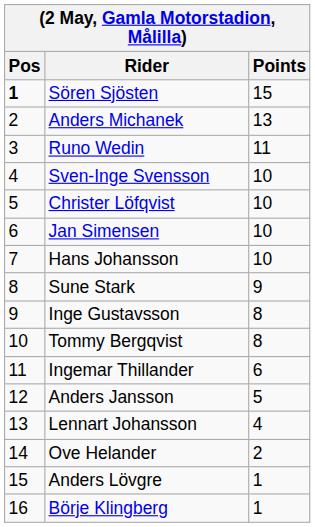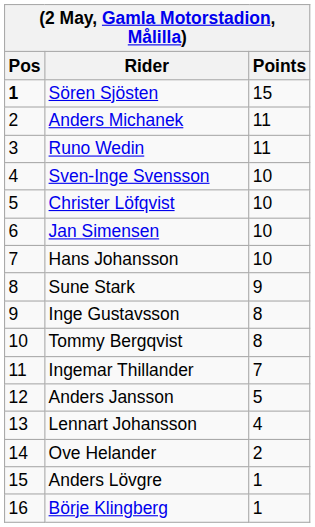(263, 120) 13 -> (262, 120) 11
(258, 369) 6 -> (258, 369) 7
